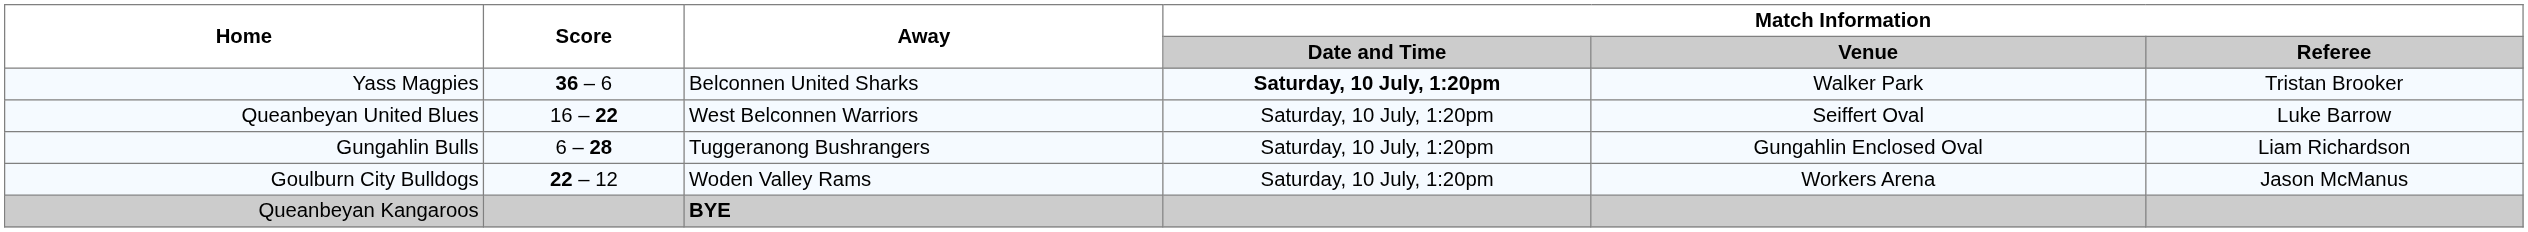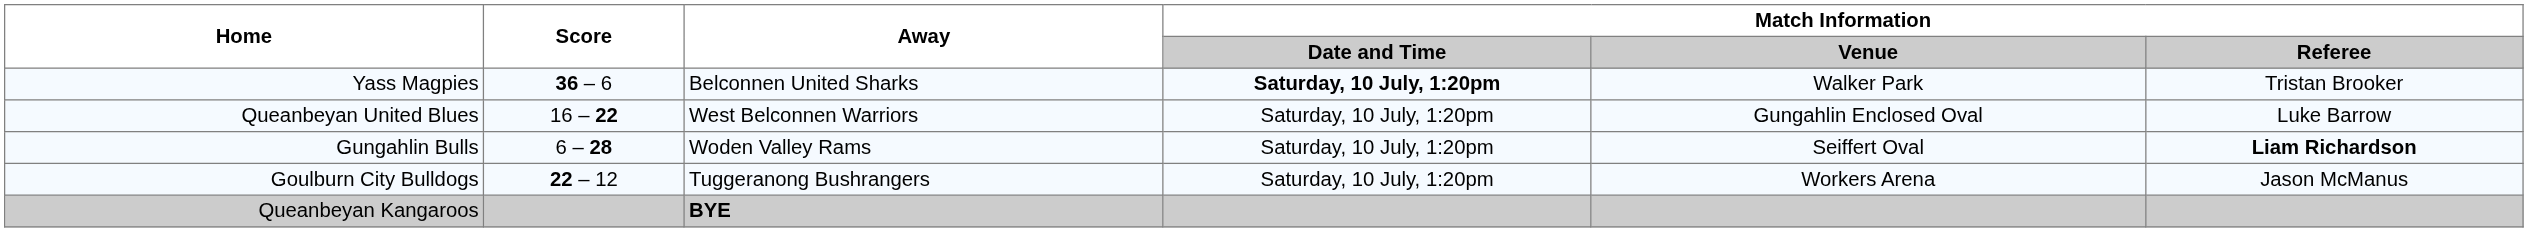(1868, 115) Seiffert Oval -> (1868, 115) Gungahlin Enclosed Oval
(810, 147) Tuggeranong Bushrangers -> (780, 147) Woden Valley Rams
(1868, 147) Gungahlin Enclosed Oval -> (1868, 147) Seiffert Oval
(2334, 147) normal -> (2334, 147) bold
(780, 179) Woden Valley Rams -> (810, 179) Tuggeranong Bushrangers
